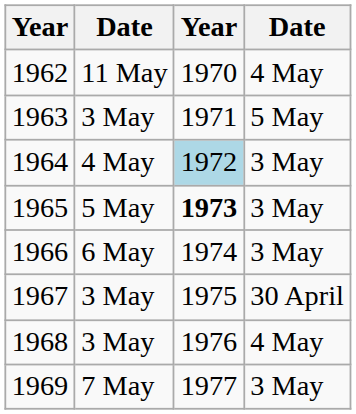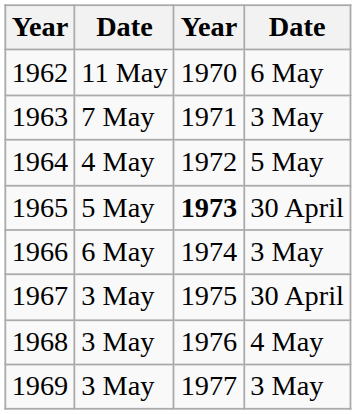(287, 72) 4 May -> (287, 72) 6 May
(118, 117) 3 May -> (118, 117) 7 May
(287, 117) 5 May -> (287, 117) 3 May
(209, 162) lightblue background -> (209, 162) no background
(287, 162) 3 May -> (287, 162) 5 May
(287, 206) 3 May -> (297, 206) 30 April
(118, 386) 7 May -> (118, 386) 3 May
